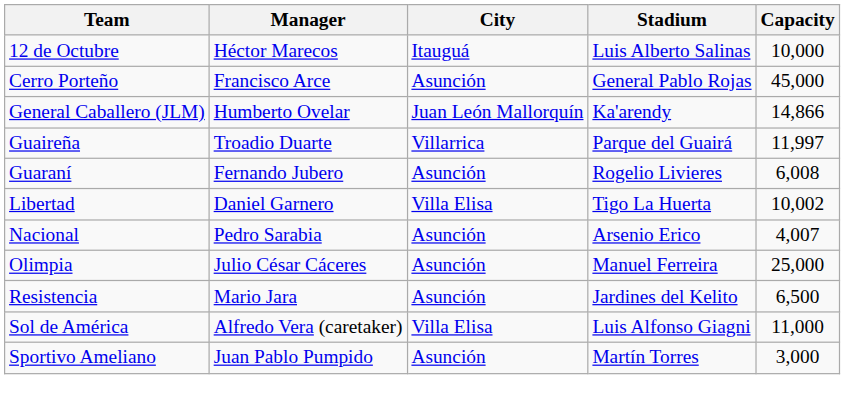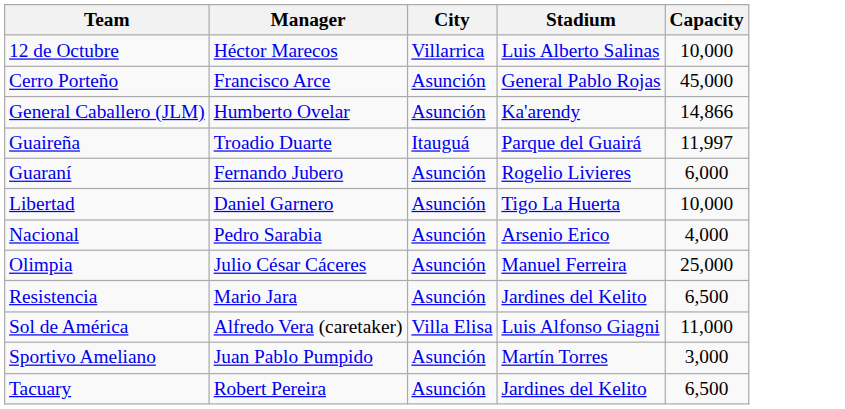(440, 50) Itauguá -> (448, 50) Villarrica
(497, 111) Juan León Mallorquín -> (449, 111) Asunción
(448, 142) Villarrica -> (440, 142) Itauguá
(798, 173) 6,008 -> (707, 173) 6,000
(452, 204) Villa Elisa -> (449, 204) Asunción
(798, 204) 10,002 -> (707, 204) 10,000
(798, 234) 4,007 -> (707, 234) 4,000
+ row: (40, 388)
